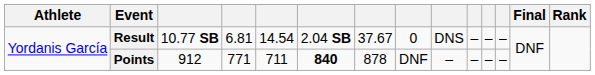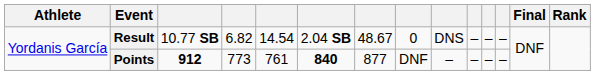(239, 38) 6.81 -> (239, 38) 6.82
(375, 38) 37.67 -> (375, 38) 48.67
(190, 60) normal -> (190, 60) bold
(239, 60) 771 -> (239, 60) 773
(277, 60) 711 -> (277, 60) 761
(375, 60) 878 -> (375, 60) 877
